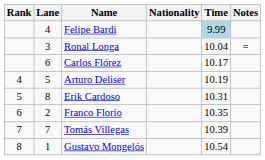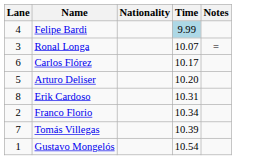- column: (19, 12)
(216, 46) 10.04 -> (187, 46) 10.07
(216, 79) 10.19 -> (187, 79) 10.20
(216, 113) 10.35 -> (187, 113) 10.34
